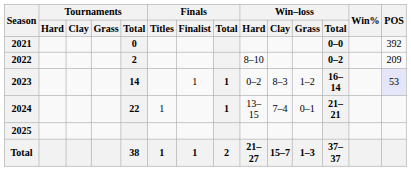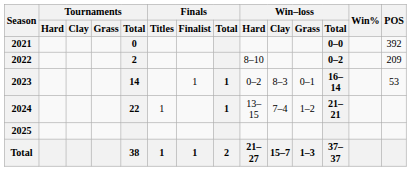(307, 82) 1–2 -> (307, 82) 0–1
(394, 82) lavender background -> (394, 82) no background
(307, 109) 0–1 -> (307, 109) 1–2
